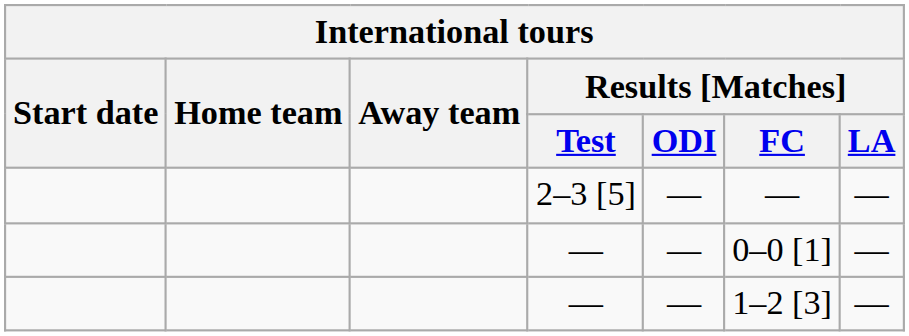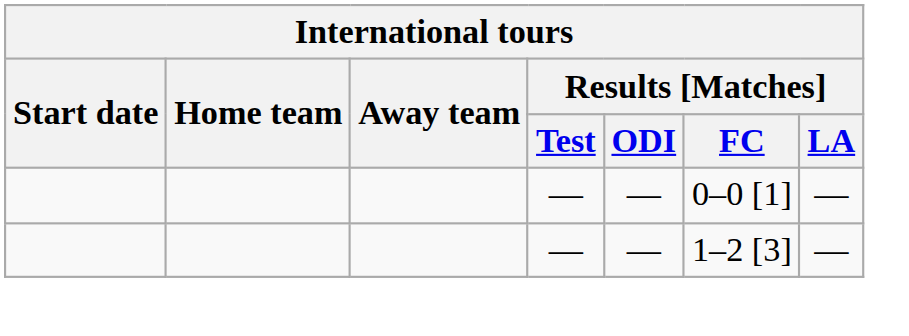- row: (86, 195)
